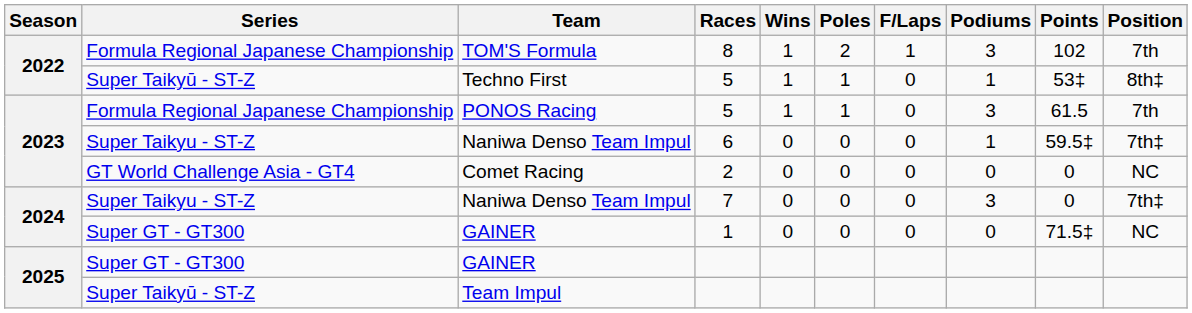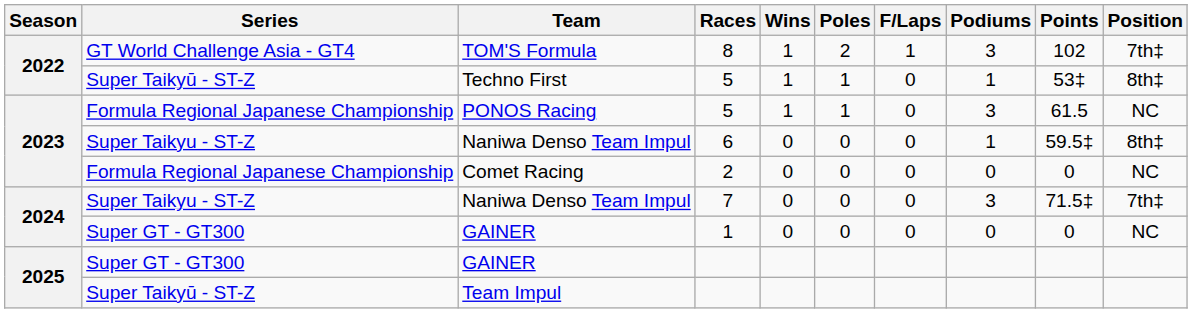(270, 50) Formula Regional Japanese Championship -> (220, 50) GT World Challenge Asia - GT4
(1145, 50) 7th -> (1145, 50) 7th‡
(1145, 111) 7th -> (1145, 111) NC
(1145, 141) 7th‡ -> (1145, 141) 8th‡
(220, 171) GT World Challenge Asia - GT4 -> (270, 171) Formula Regional Japanese Championship
(1069, 202) 0 -> (1069, 202) 71.5‡
(1069, 232) 71.5‡ -> (1069, 232) 0
